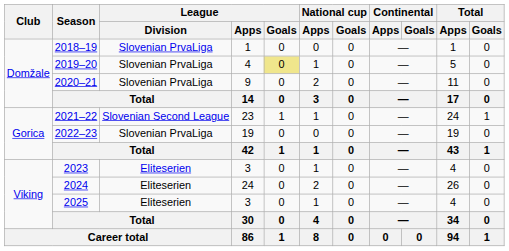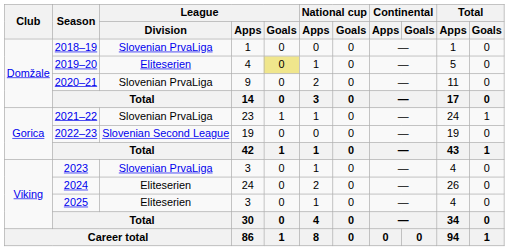(166, 64) Slovenian PrvaLiga -> (166, 64) Eliteserien
(166, 116) Slovenian Second League -> (166, 116) Slovenian PrvaLiga
(166, 133) Slovenian PrvaLiga -> (166, 133) Slovenian Second League
(166, 168) Eliteserien -> (166, 168) Slovenian PrvaLiga
